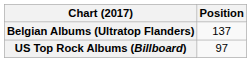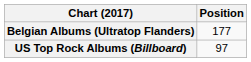(222, 31) 137 -> (222, 31) 177
